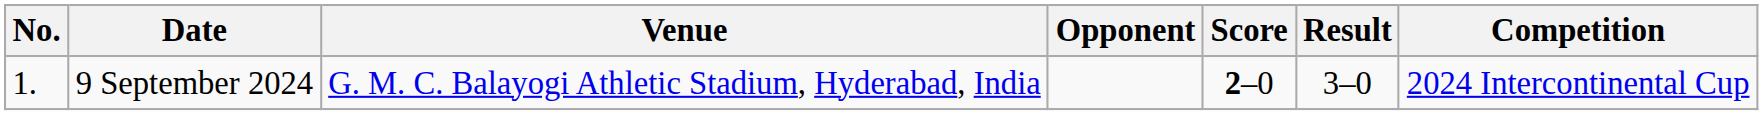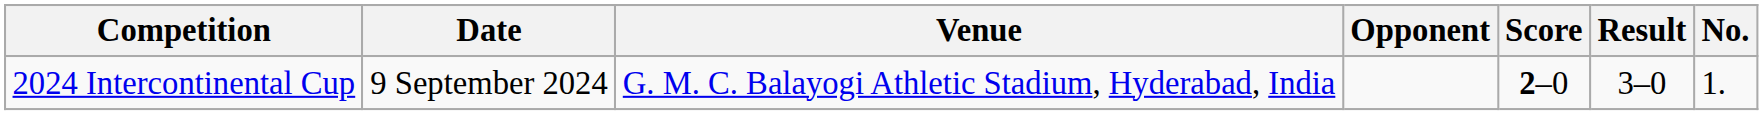columns swapped: (37, 30) <-> (1578, 30)
